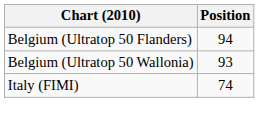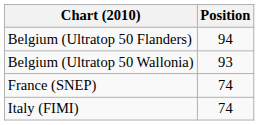+ row: (52, 85)
